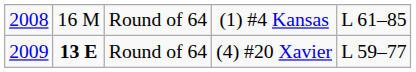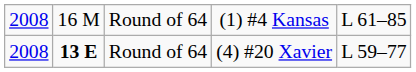(29, 51) 2009 -> (29, 51) 2008
